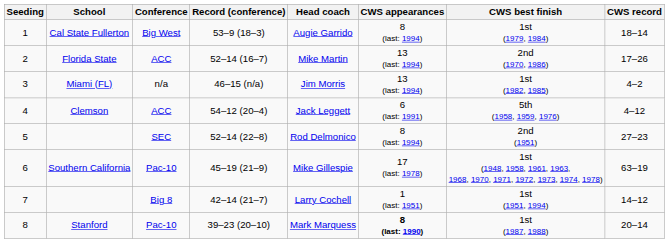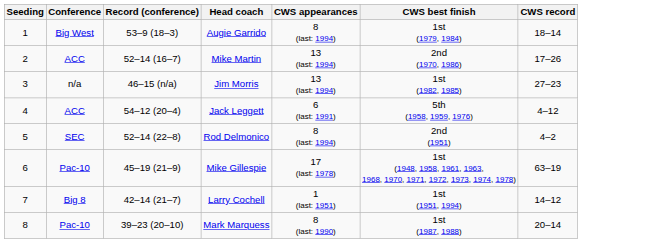- column: (89, 12)
(634, 84) 4–2 -> (548, 84) 27–23
(634, 136) 27–23 -> (548, 136) 4–2
(402, 225) bold -> (316, 225) normal
